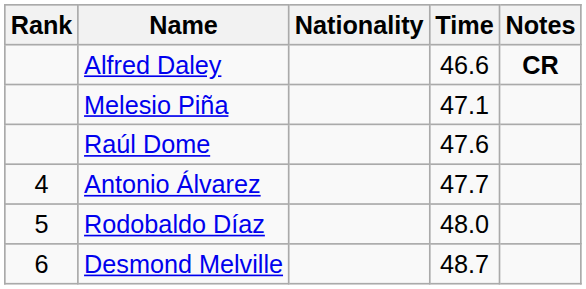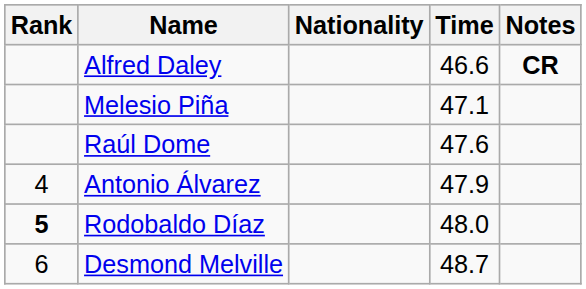(465, 185) 47.7 -> (465, 185) 47.9
(42, 225) normal -> (42, 225) bold
